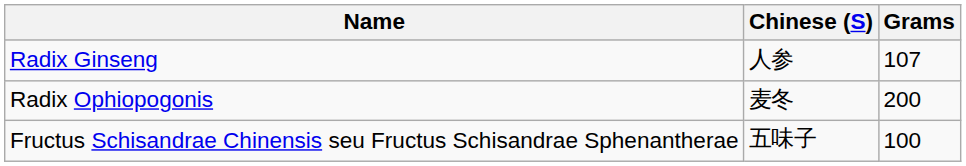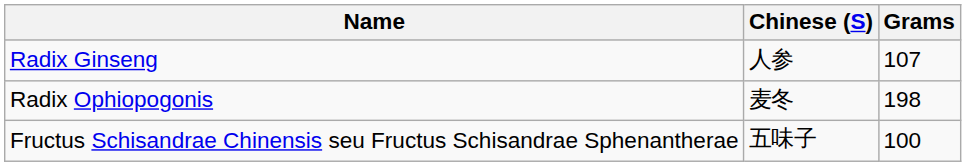(902, 100) 200 -> (902, 100) 198
